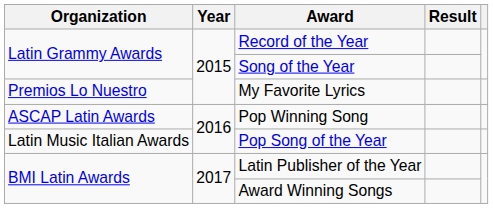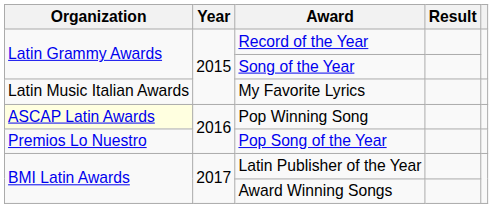(77, 91) Premios Lo Nuestro -> (99, 91) Latin Music Italian Awards
(81, 116) no background -> (81, 116) lightyellow background
(99, 141) Latin Music Italian Awards -> (77, 141) Premios Lo Nuestro
